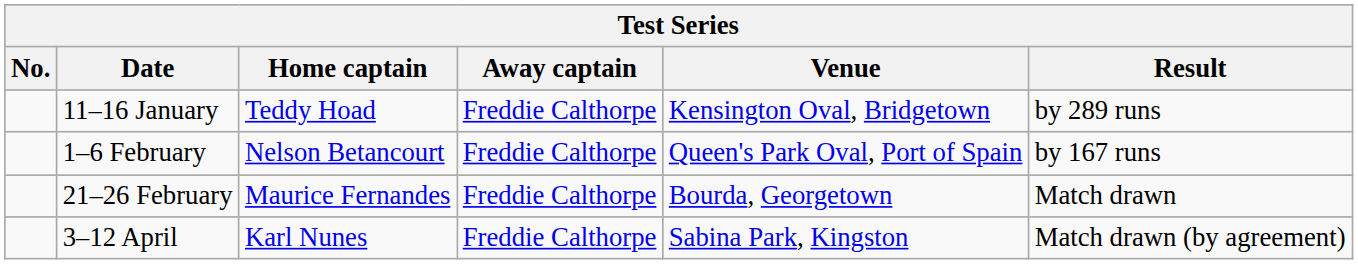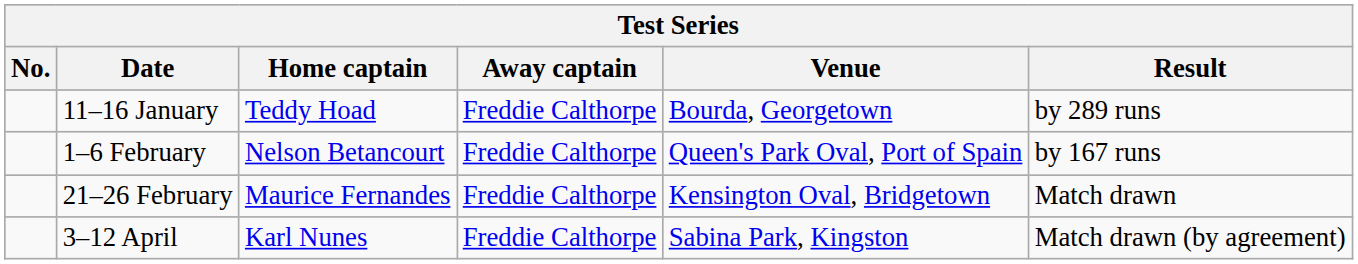(829, 110) Kensington Oval, Bridgetown -> (781, 110) Bourda, Georgetown
(781, 195) Bourda, Georgetown -> (829, 195) Kensington Oval, Bridgetown
